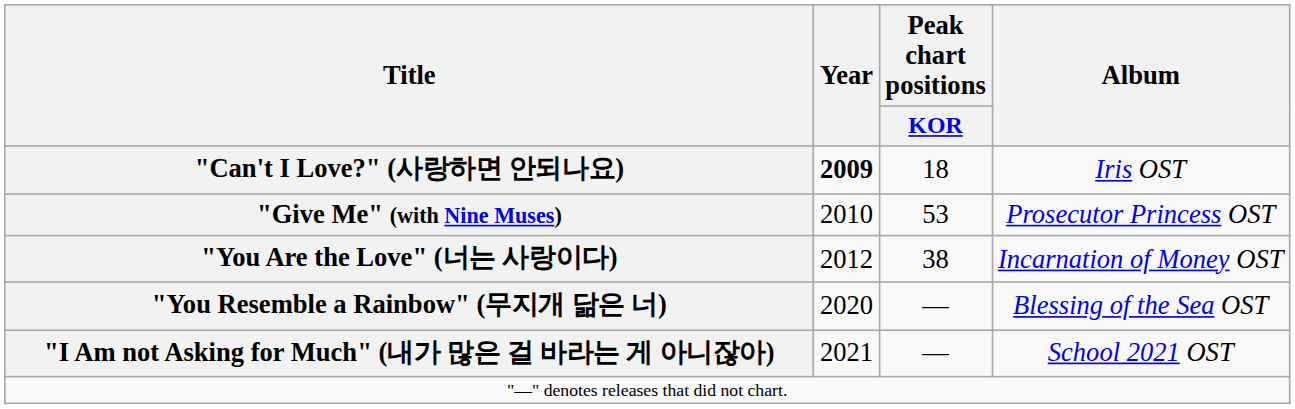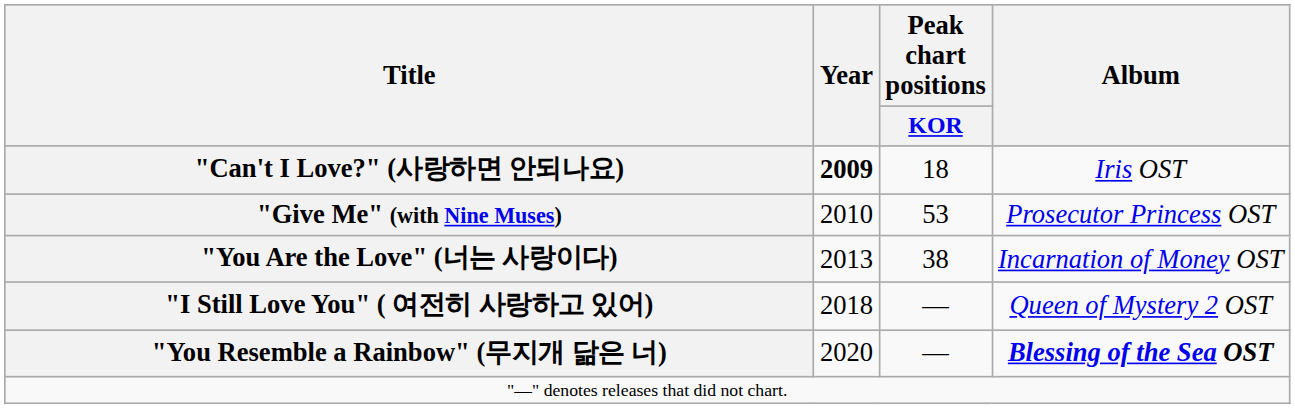(847, 258) 2012 -> (847, 258) 2013
+ row: (409, 304)
(1141, 305) normal -> (1141, 352) bold
- row: (409, 351)
